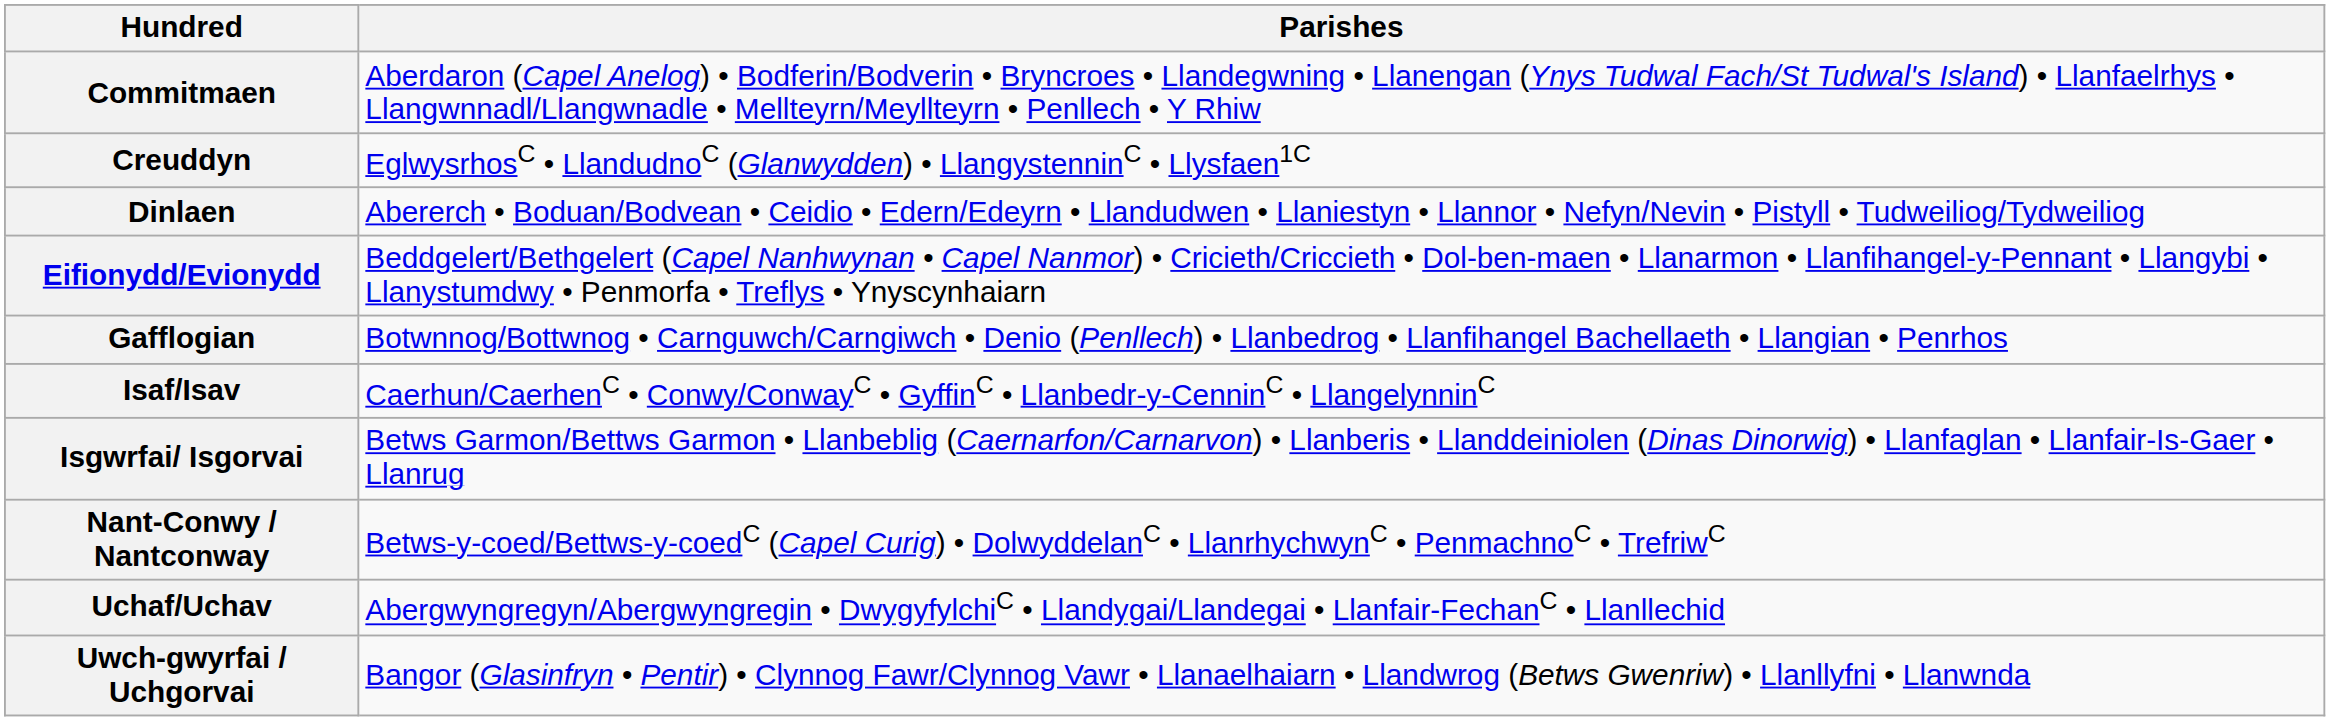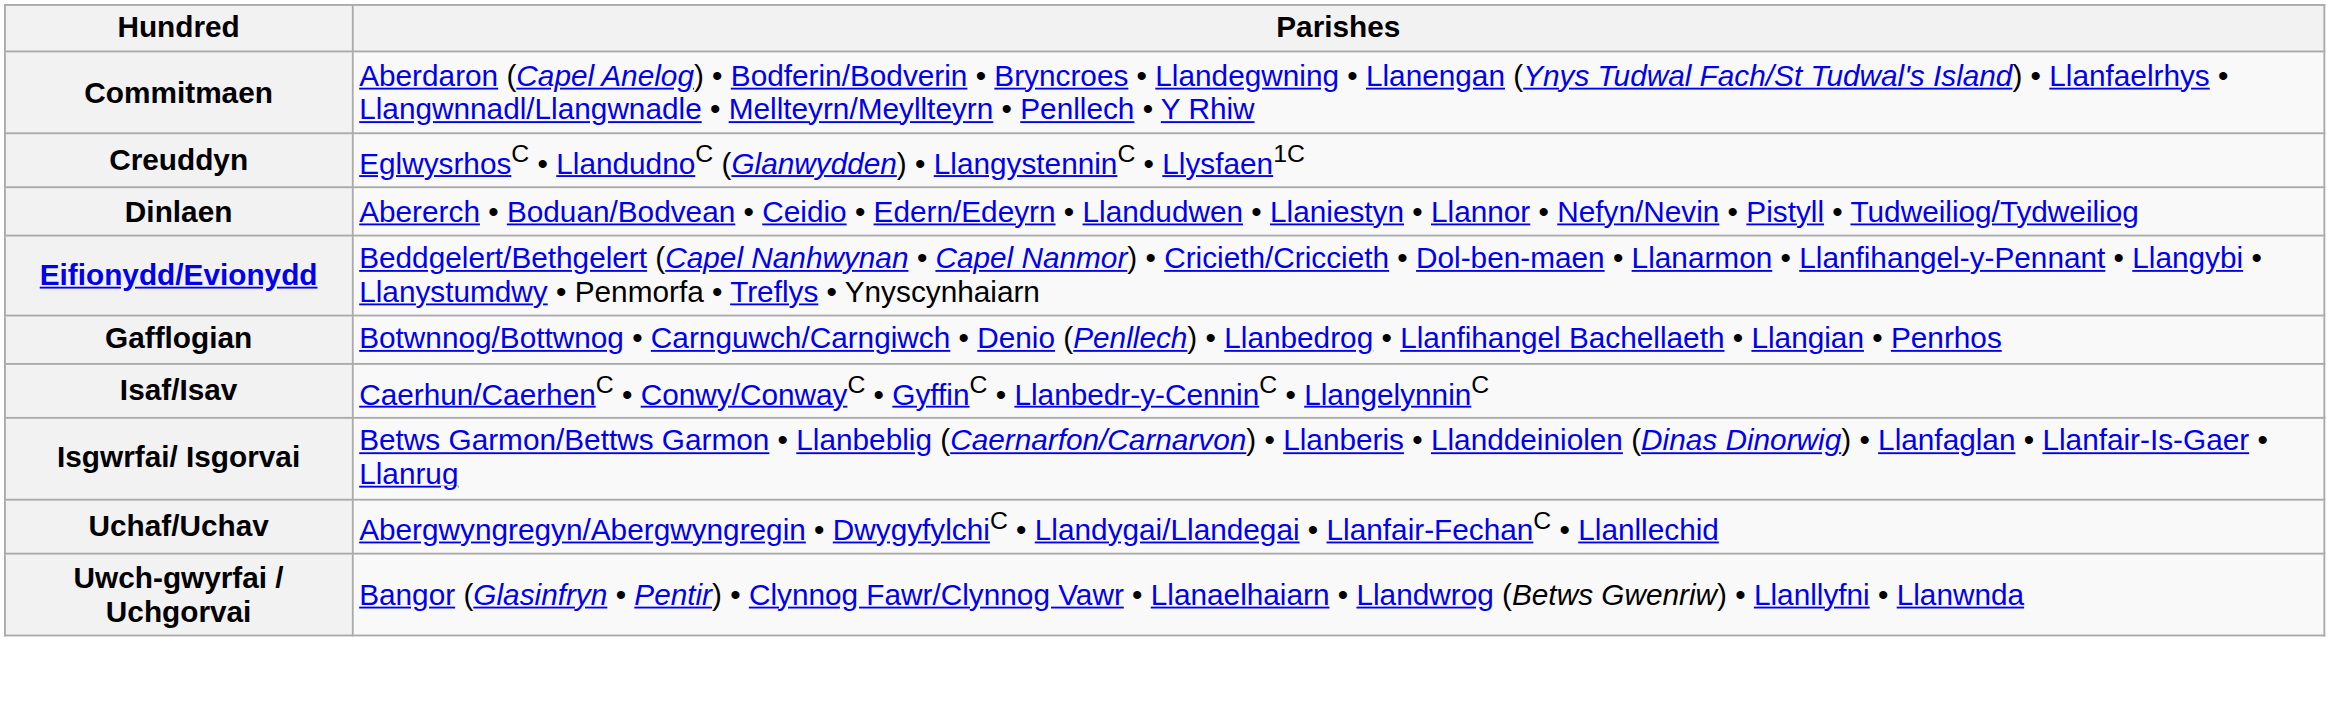- row: (182, 538)
